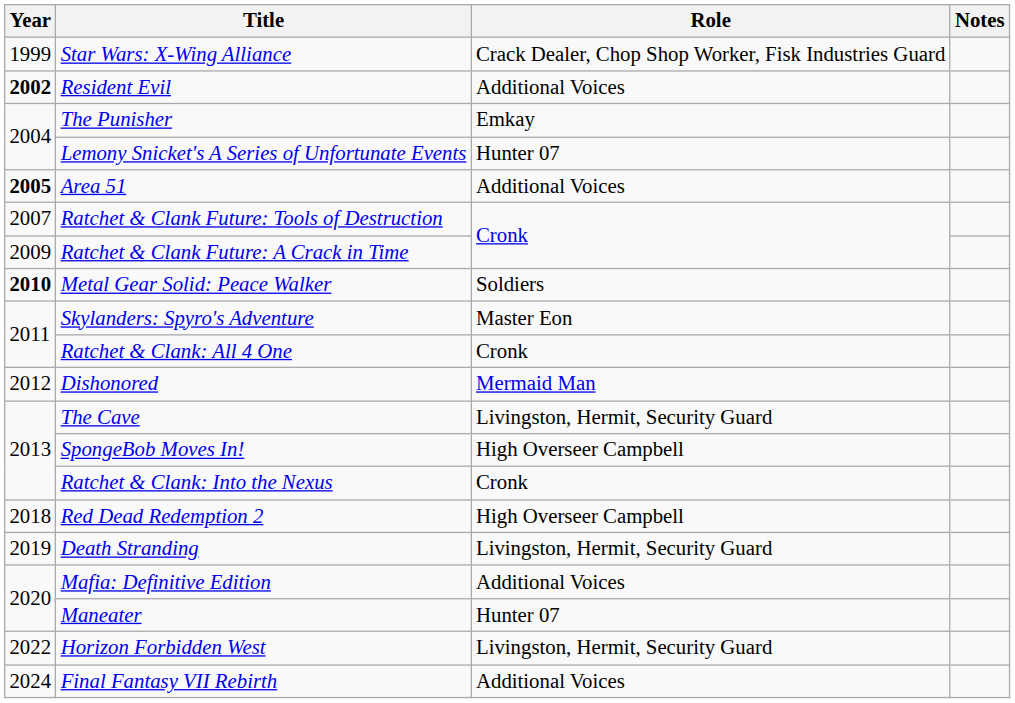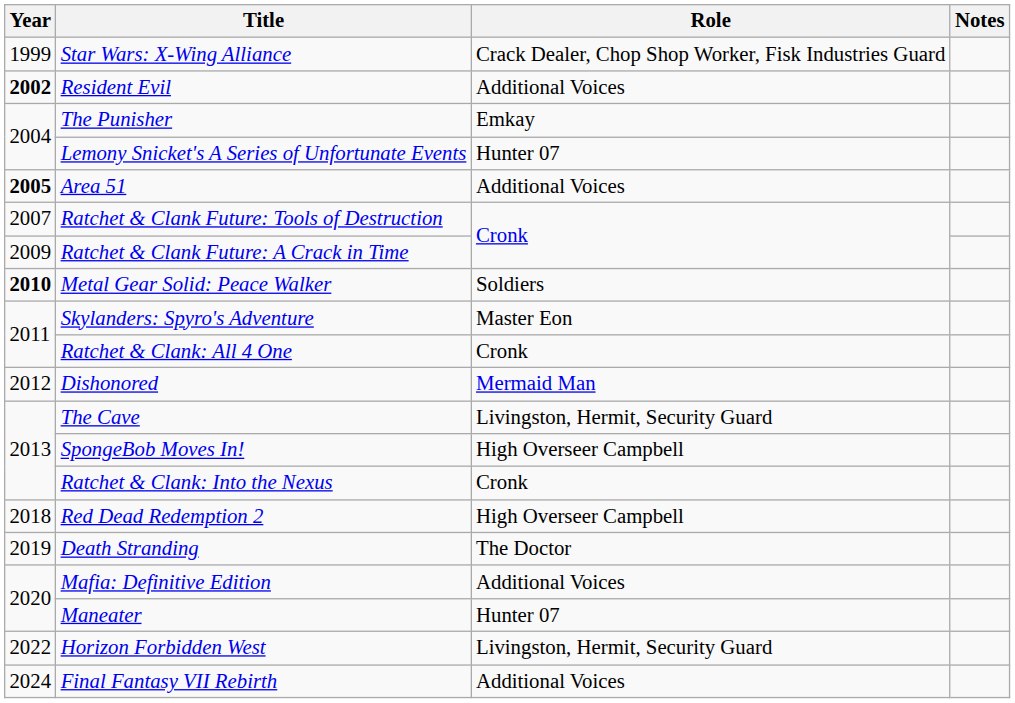(624, 548) Livingston, Hermit, Security Guard -> (524, 548) The Doctor
